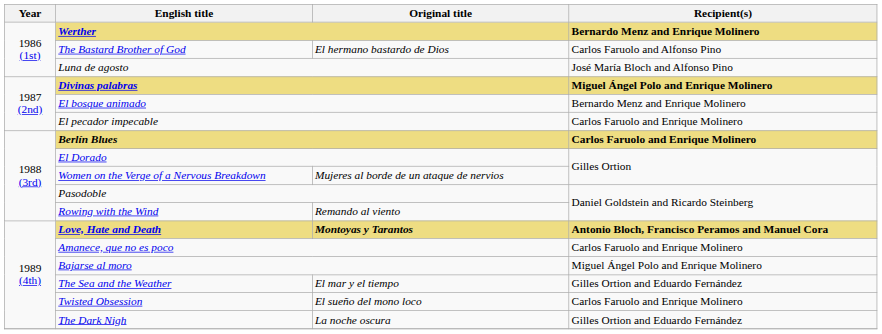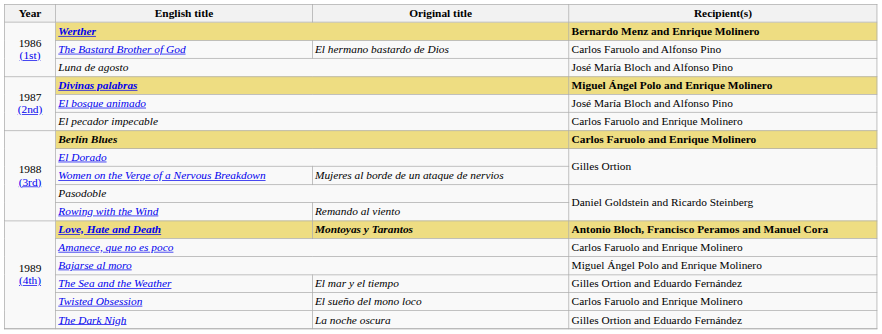(659, 103) Bernardo Menz and Enrique Molinero -> (652, 103) José María Bloch and Alfonso Pino
